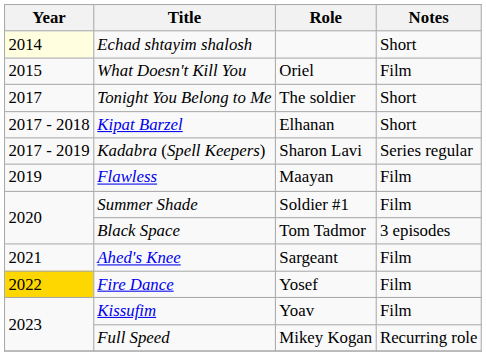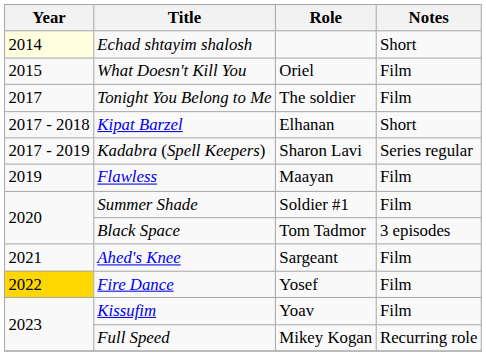(398, 97) Short -> (396, 97) Film
